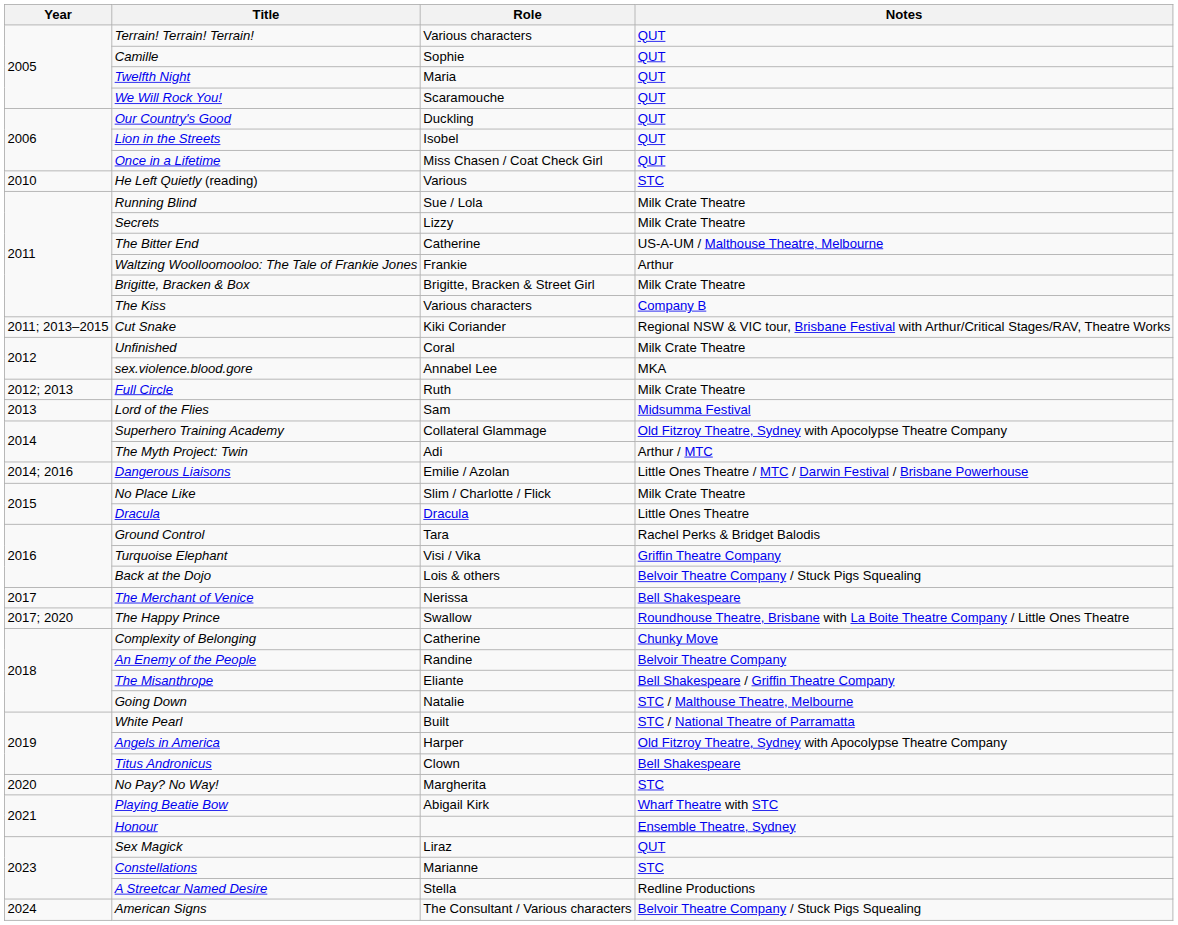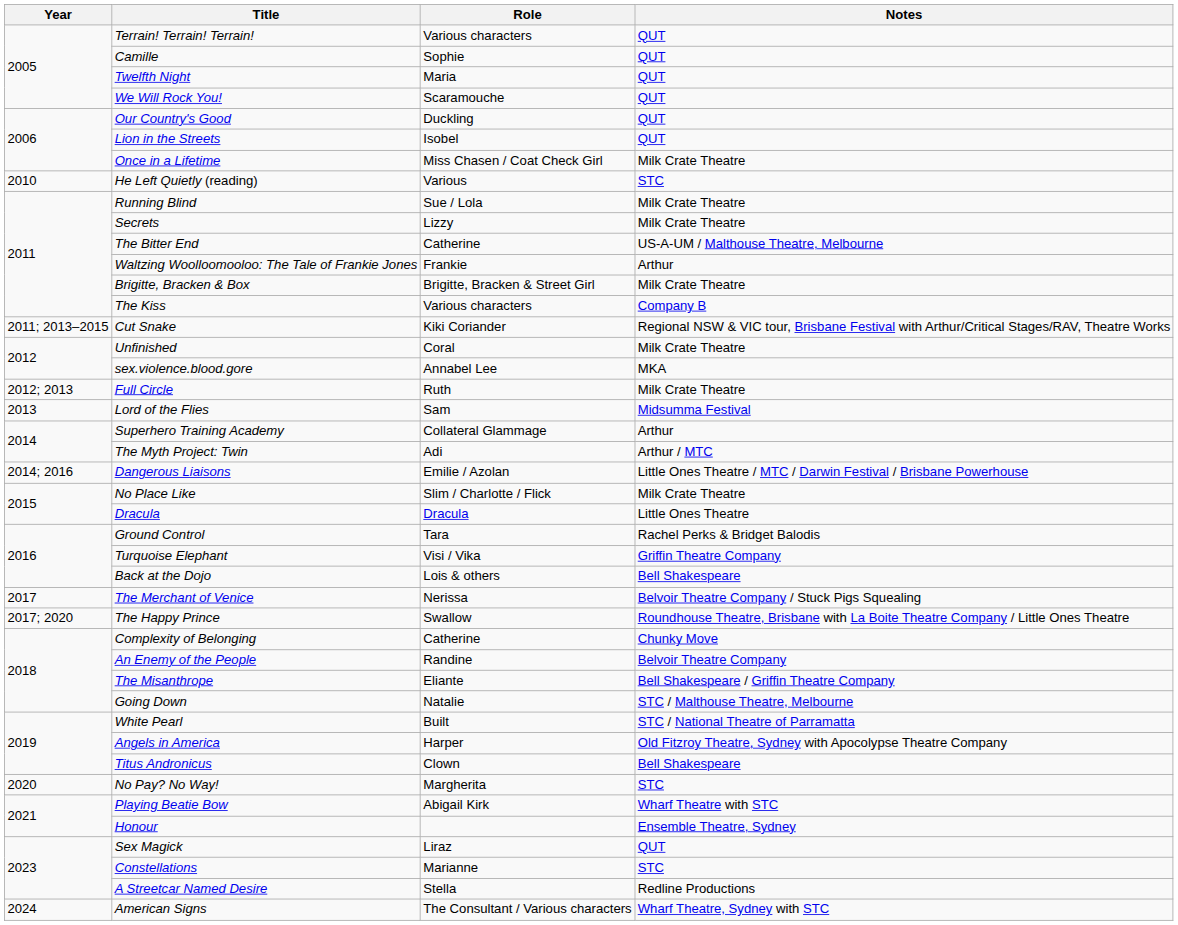(652, 160) QUT -> (692, 160) Milk Crate Theatre
(822, 431) Old Fitzroy Theatre, Sydney with Apocolypse Theatre Company -> (656, 431) Arthur
(779, 576) Belvoir Theatre Company / Stuck Pigs Squealing -> (689, 576) Bell Shakespeare
(689, 597) Bell Shakespeare -> (779, 597) Belvoir Theatre Company / Stuck Pigs Squealing
(779, 909) Belvoir Theatre Company / Stuck Pigs Squealing -> (733, 909) Wharf Theatre, Sydney with STC
